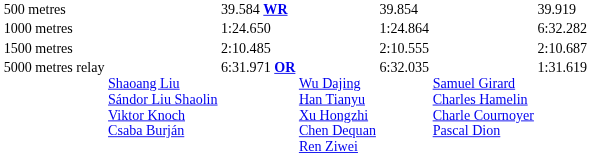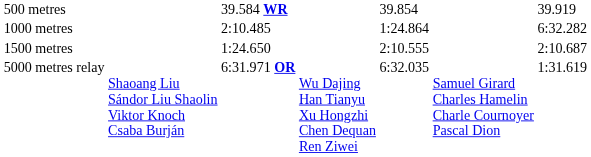(246, 28) 1:24.650 -> (246, 28) 2:10.485
(246, 48) 2:10.485 -> (246, 48) 1:24.650
